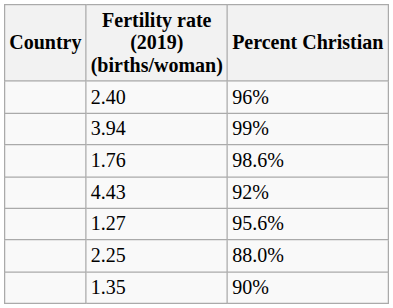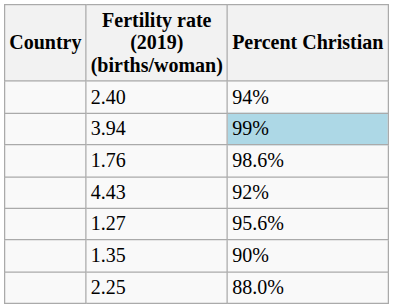(250, 97) 96% -> (250, 97) 94%
(250, 128) no background -> (250, 128) lightblue background
rows swapped: (108, 255) <-> (108, 287)
